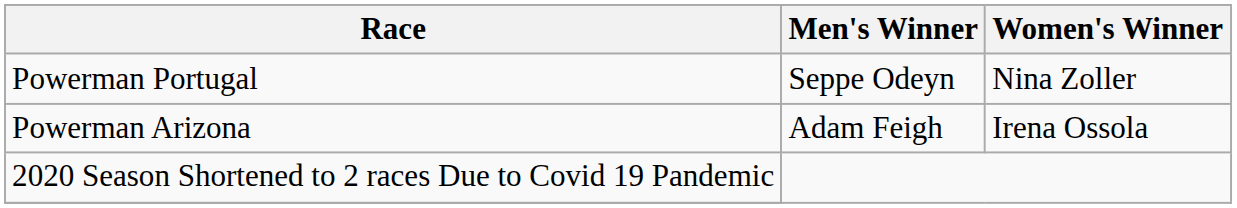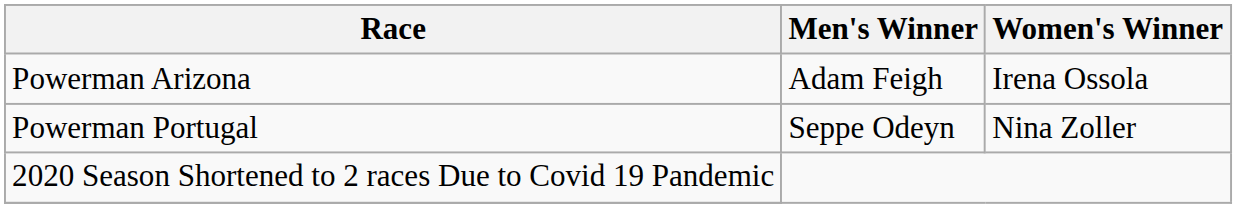rows swapped: (132, 127) <-> (135, 78)
